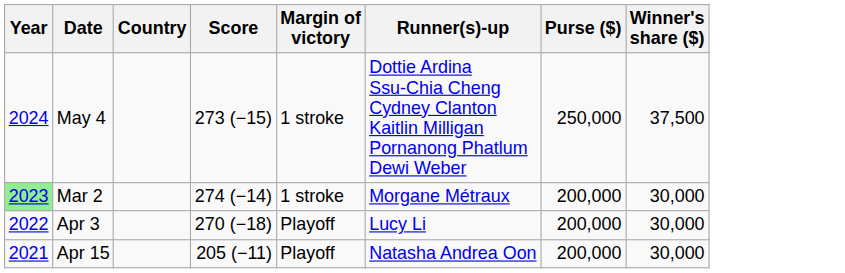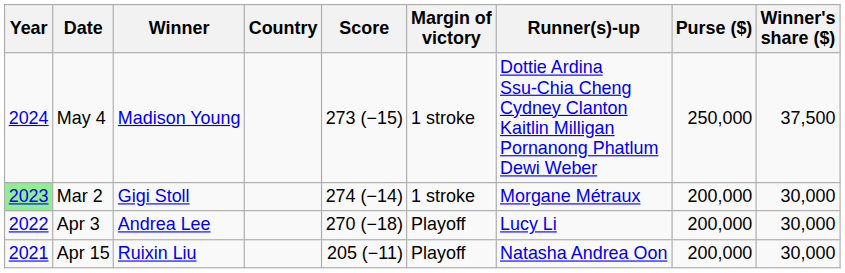+ column: (179, 28)
